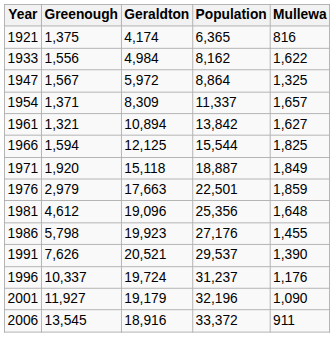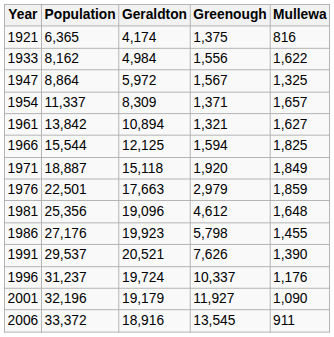columns swapped: (231, 15) <-> (81, 15)
